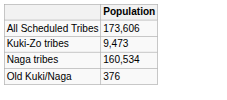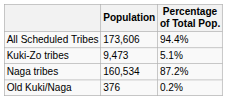+ column: (190, 18)
